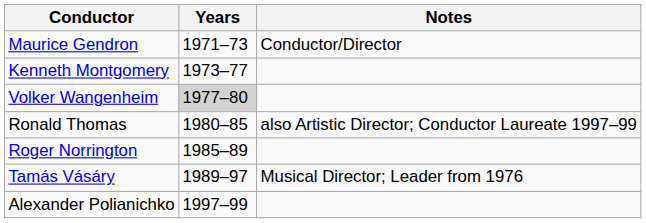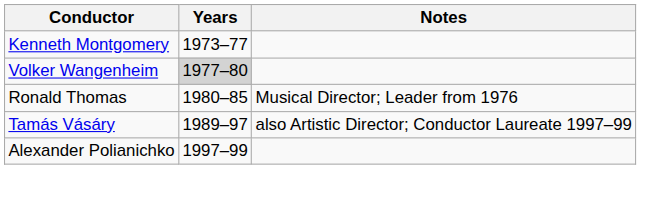- row: (73, 44)
(449, 124) also Artistic Director; Conductor Laureate 1997–99 -> (387, 97) Musical Director; Leader from 1976
- row: (73, 151)
(392, 177) Musical Director; Leader from 1976 -> (444, 124) also Artistic Director; Conductor Laureate 1997–99
